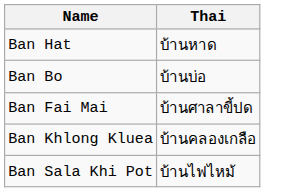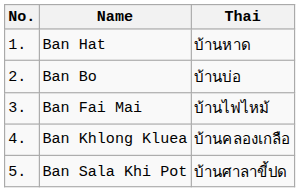+ column: (22, 17)
(206, 109) บ้านศาลาขี้ปด -> (232, 109) บ้านไฟไหม้
(198, 172) บ้านไฟไหม้ -> (240, 172) บ้านศาลาขี้ปด
